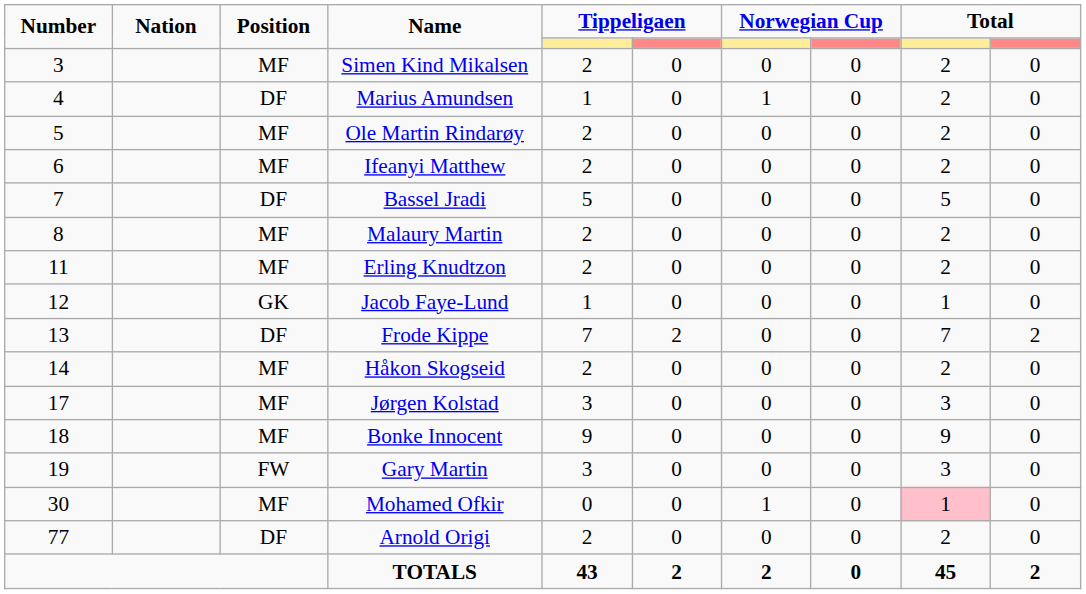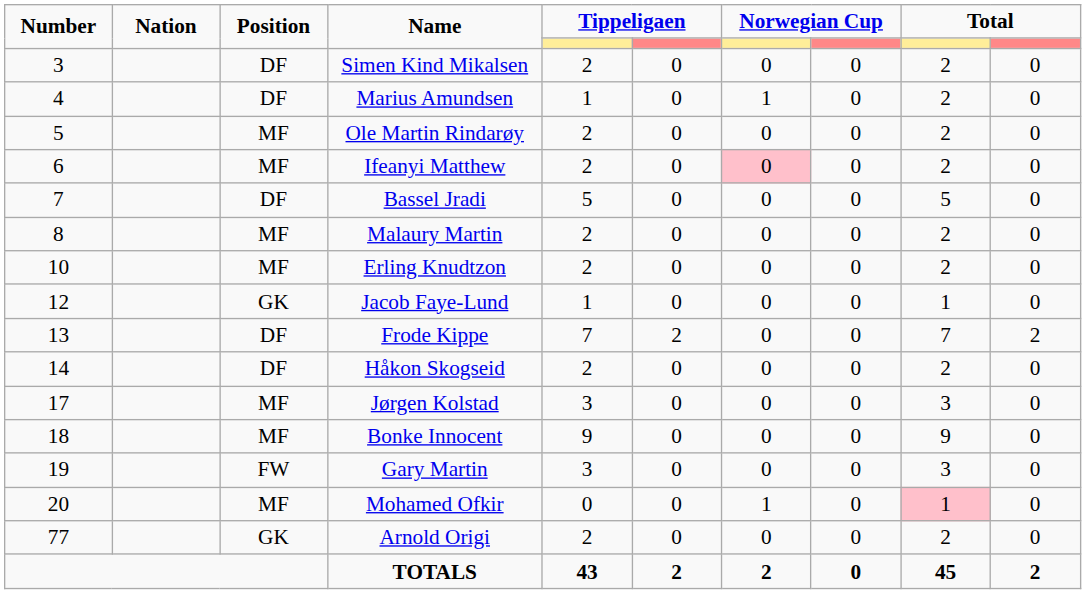(273, 64) MF -> (273, 64) DF
(766, 166) no background -> (766, 166) pink background
(58, 267) 11 -> (58, 267) 10
(273, 368) MF -> (273, 368) DF
(58, 503) 30 -> (58, 503) 20
(273, 537) DF -> (273, 537) GK
